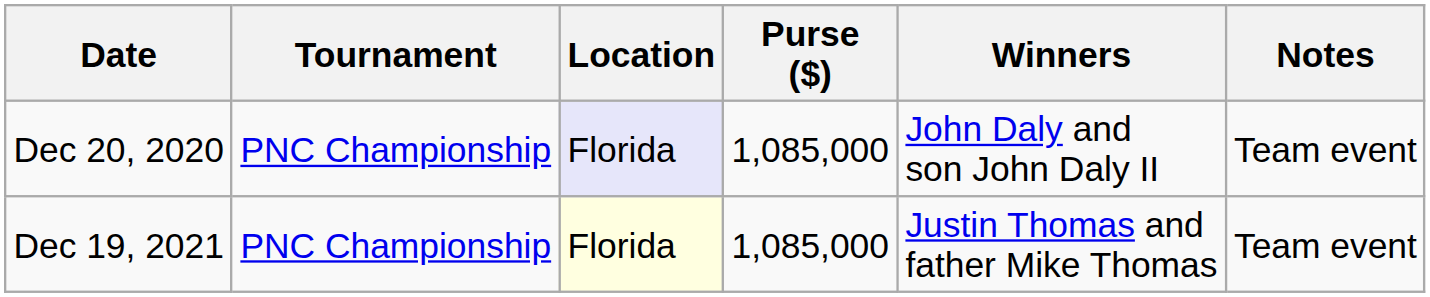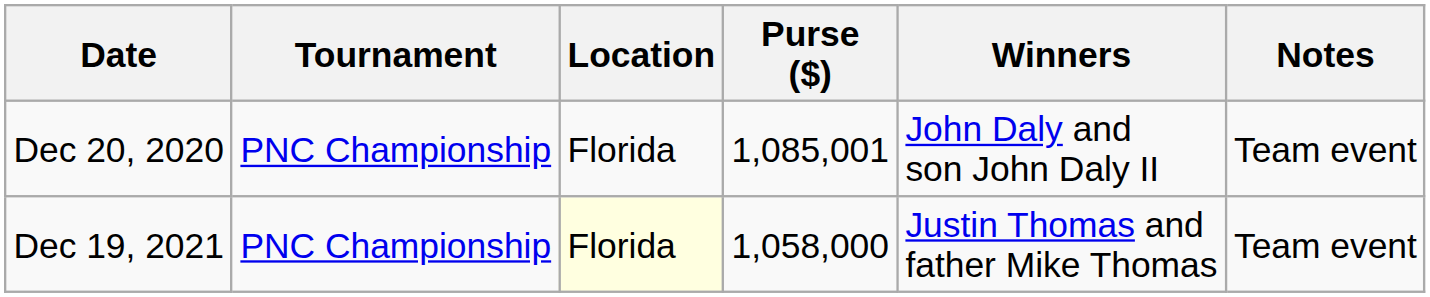(622, 149) lavender background -> (622, 149) no background
(810, 149) 1,085,000 -> (810, 149) 1,085,001
(810, 245) 1,085,000 -> (810, 245) 1,058,000
